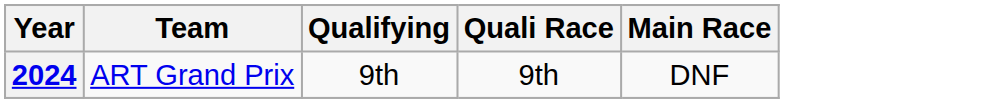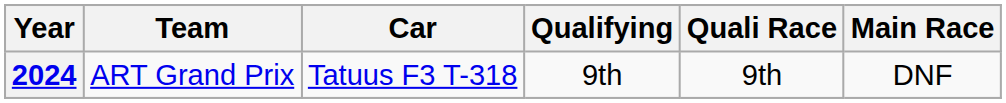+ column: (413, 28)
